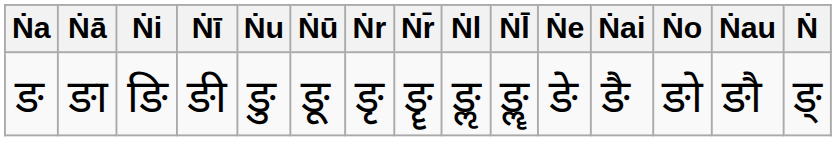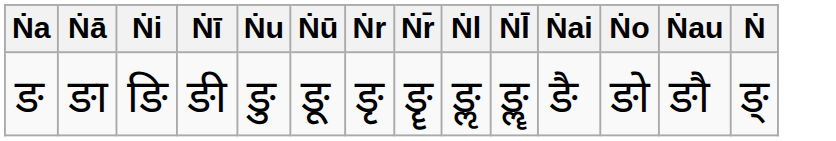- column: (565, 28)
